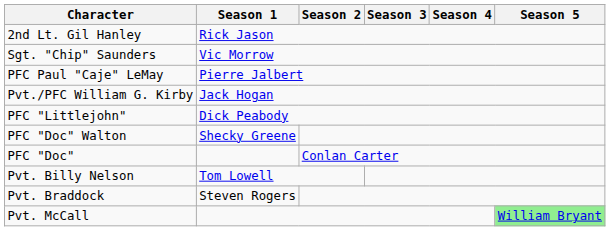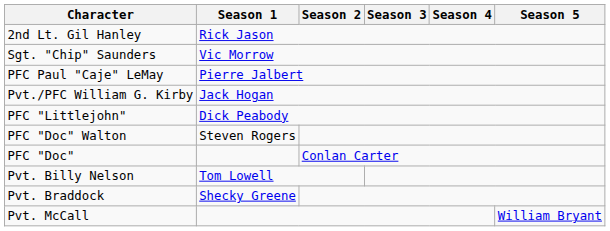(248, 135) Shecky Greene -> (248, 135) Steven Rogers
(248, 196) Steven Rogers -> (248, 196) Shecky Greene
(550, 216) lightgreen background -> (550, 216) no background
